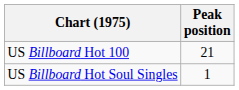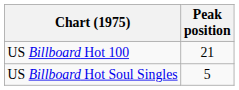(207, 74) 1 -> (207, 74) 5
